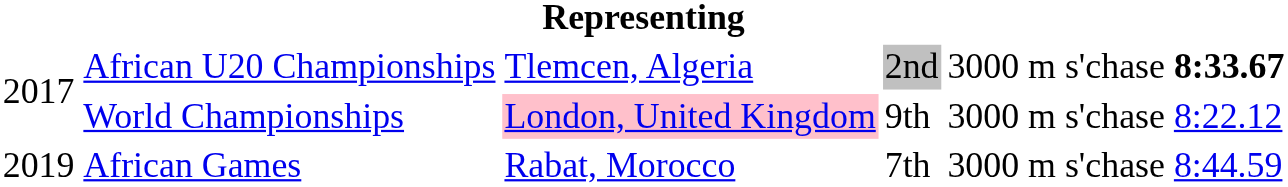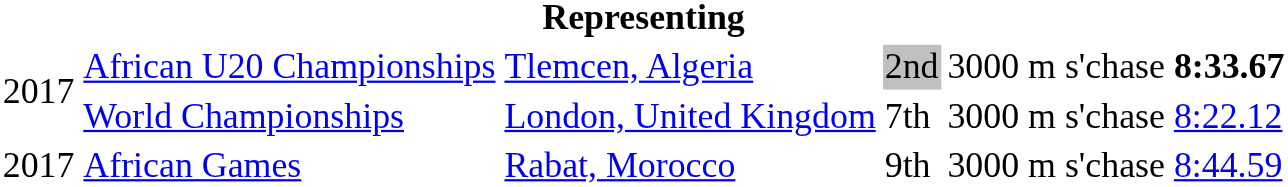(690, 115) pink background -> (690, 115) no background
(908, 115) 9th -> (908, 115) 7th
(39, 165) 2019 -> (39, 165) 2017
(908, 165) 7th -> (908, 165) 9th
